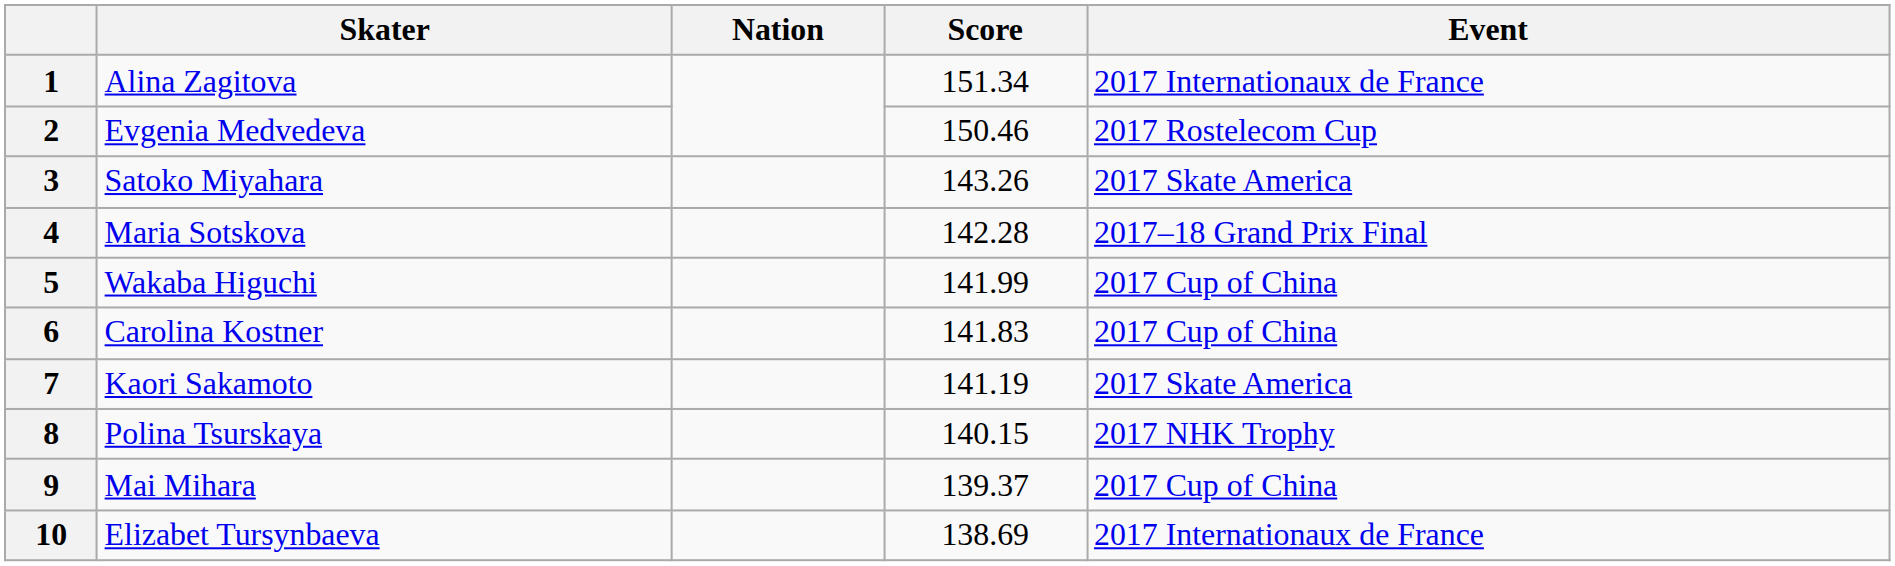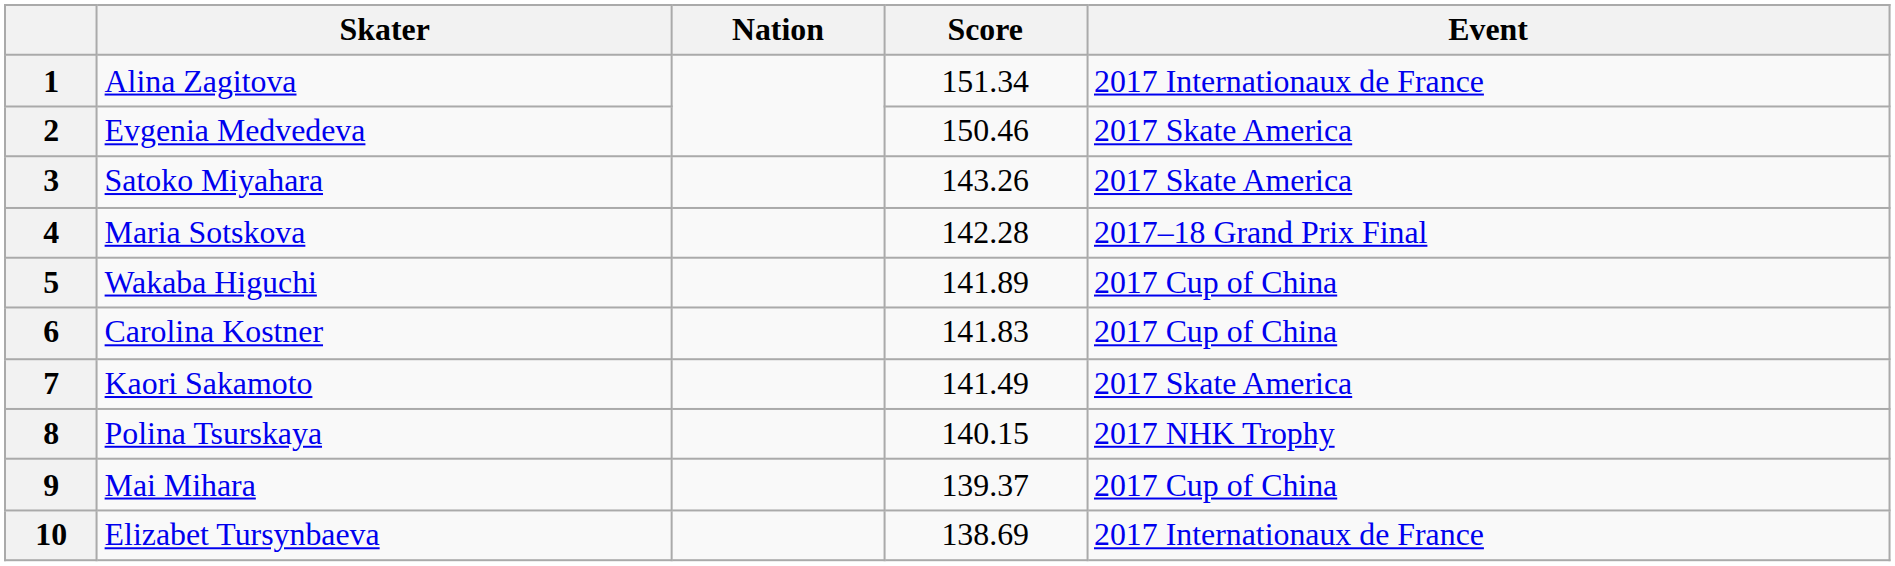(1235, 130) 2017 Rostelecom Cup -> (1223, 130) 2017 Skate America
(985, 282) 141.99 -> (985, 282) 141.89
(985, 383) 141.19 -> (985, 383) 141.49
